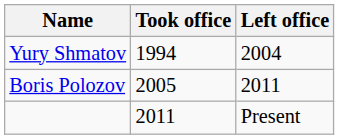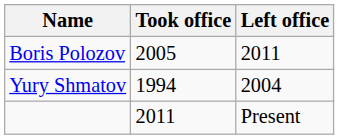rows swapped: (68, 52) <-> (67, 85)
